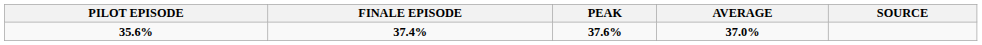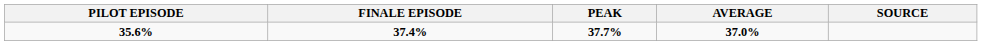(605, 31) 37.6% -> (605, 31) 37.7%
